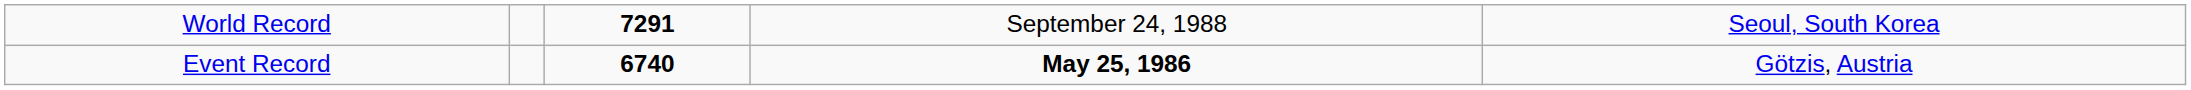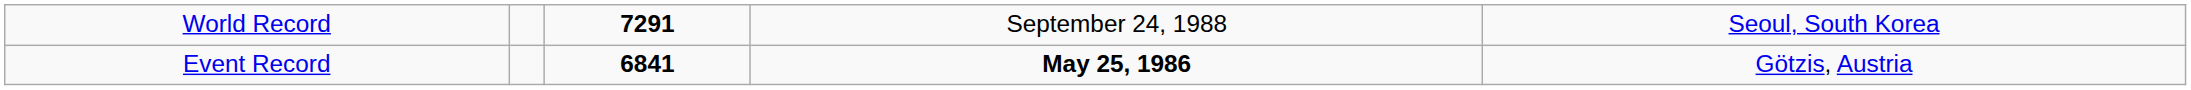(647, 64) 6740 -> (647, 64) 6841
